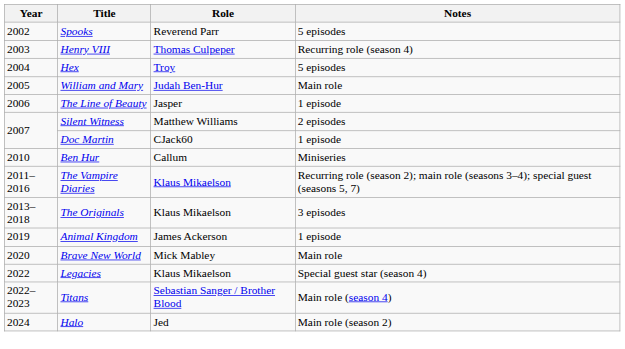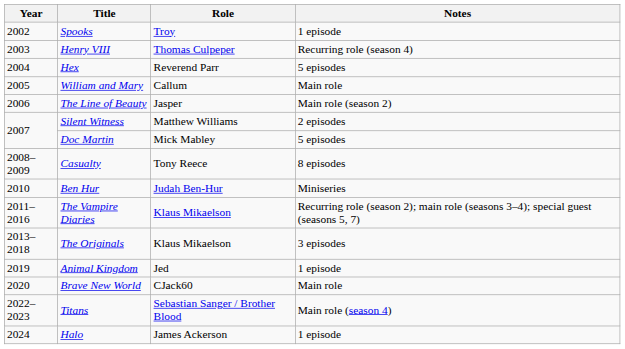(186, 31) Reverend Parr -> (164, 31) Troy
(322, 31) 5 episodes -> (319, 31) 1 episode
(164, 67) Troy -> (186, 67) Reverend Parr
(188, 85) Judah Ben-Hur -> (170, 85) Callum
(319, 103) 1 episode -> (345, 103) Main role (season 2)
(173, 139) CJack60 -> (184, 139) Mick Mabley
(319, 139) 1 episode -> (322, 139) 5 episodes
+ row: (81, 164)
(170, 157) Callum -> (188, 188) Judah Ben-Hur
(190, 237) James Ackerson -> (161, 268) Jed
(184, 255) Mick Mabley -> (173, 286) CJack60
- row: (81, 273)
(161, 322) Jed -> (190, 334) James Ackerson
(345, 322) Main role (season 2) -> (319, 334) 1 episode
